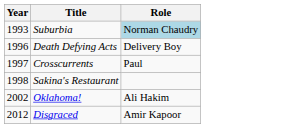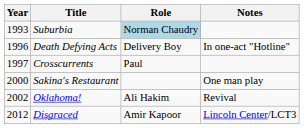+ column: (250, 13)
(18, 81) 1998 -> (18, 81) 2000
